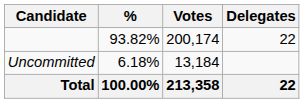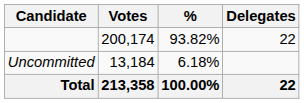columns swapped: (193, 16) <-> (130, 16)
